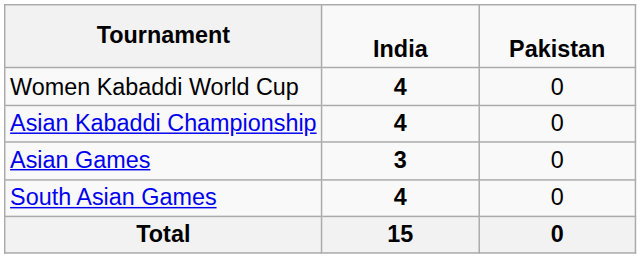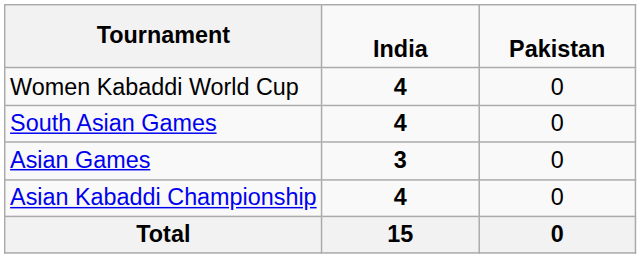rows swapped: (163, 123) <-> (113, 197)
